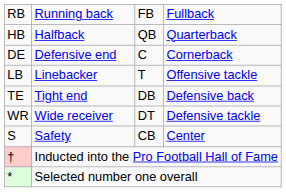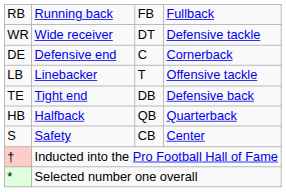rows swapped: (16, 34) <-> (18, 116)
